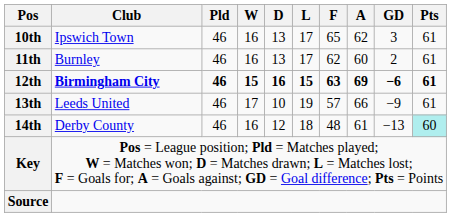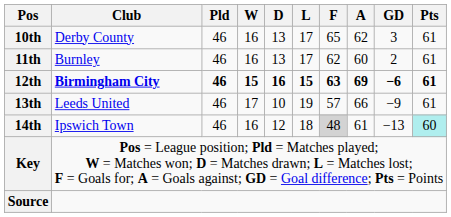(94, 37) Ipswich Town -> (94, 37) Derby County
(94, 125) Derby County -> (94, 125) Ipswich Town
(333, 125) no background -> (333, 125) lightgrey background
